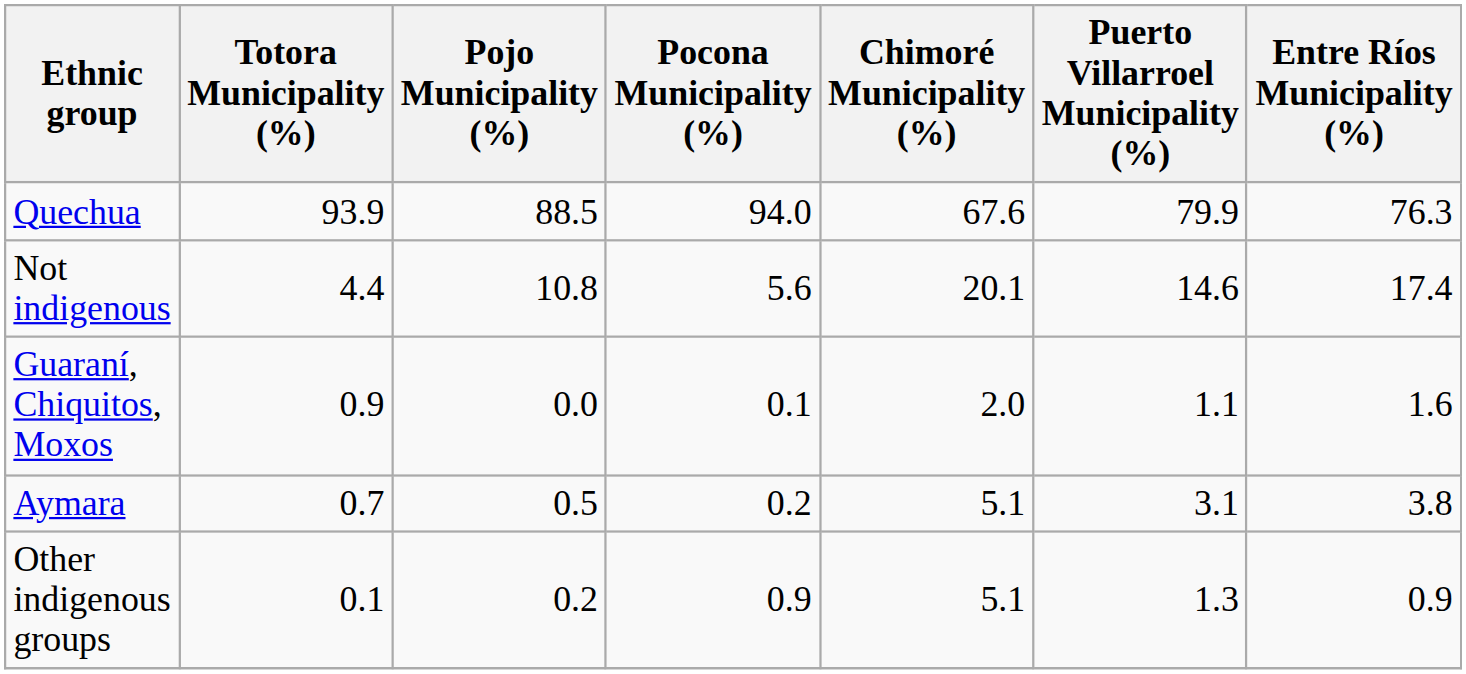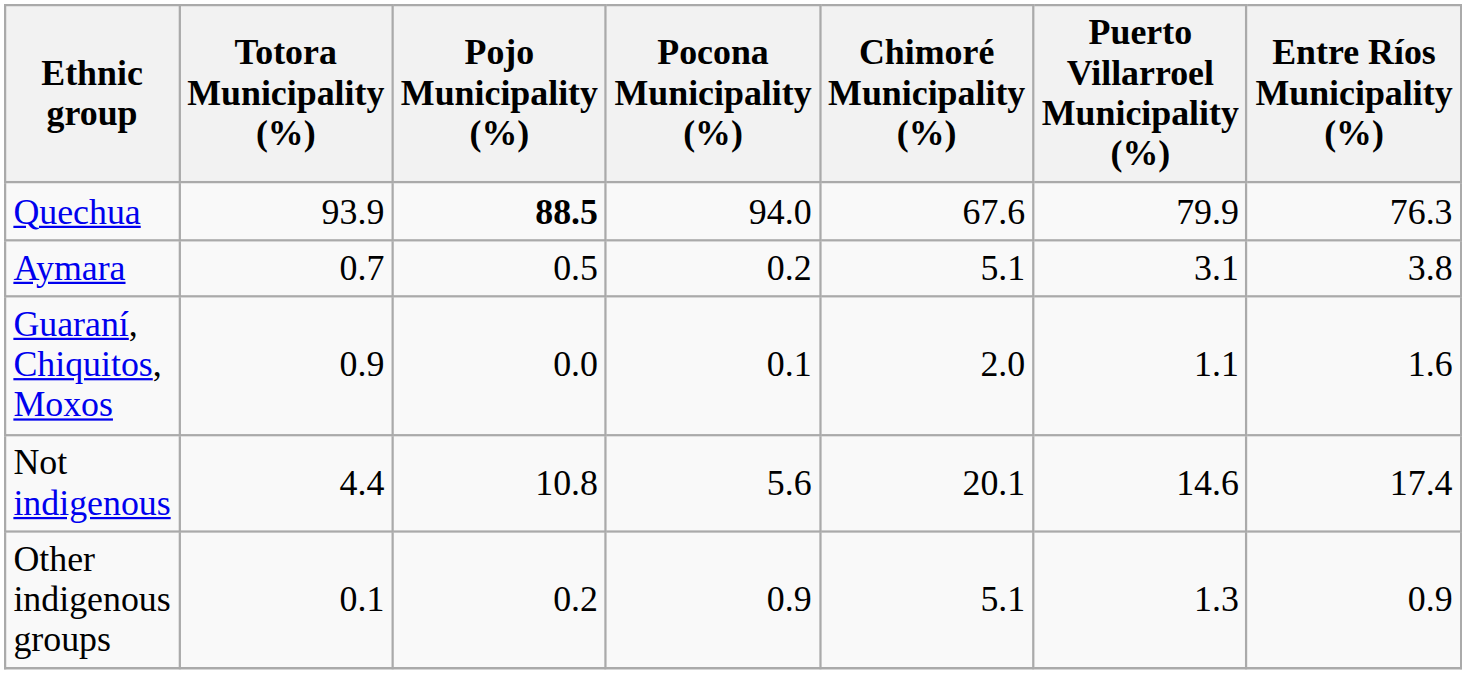(567, 210) normal -> (567, 210) bold
rows swapped: (69, 502) <-> (92, 287)
